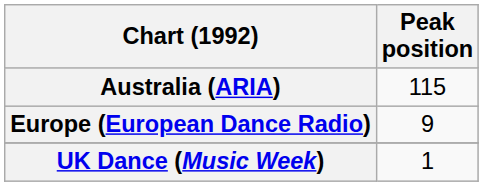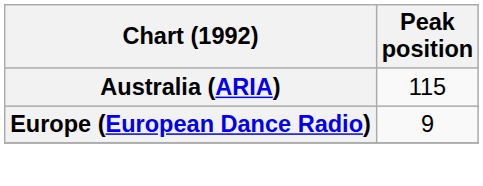- row: (190, 161)
